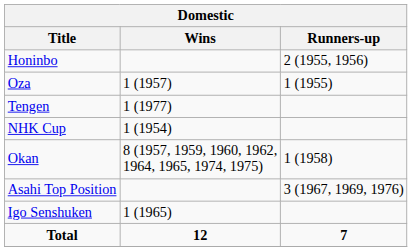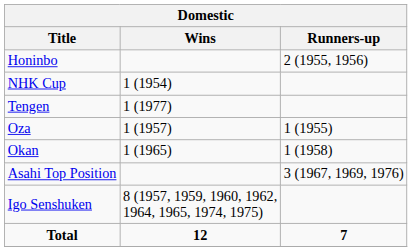rows swapped: (19, 83) <-> (37, 128)
(200, 159) 8 (1957, 1959, 1960, 1962, 1964, 1965, 1974, 1975) -> (147, 151) 1 (1965)
(147, 212) 1 (1965) -> (200, 204) 8 (1957, 1959, 1960, 1962, 1964, 1965, 1974, 1975)
